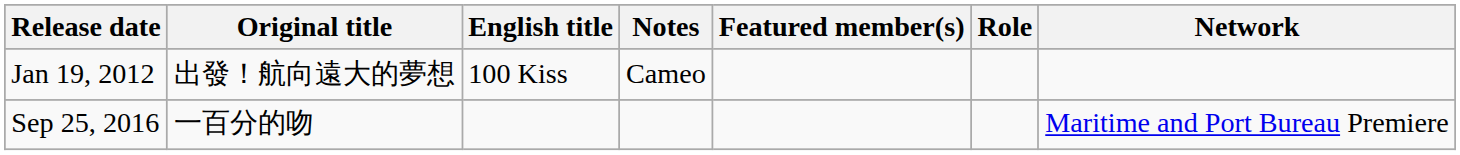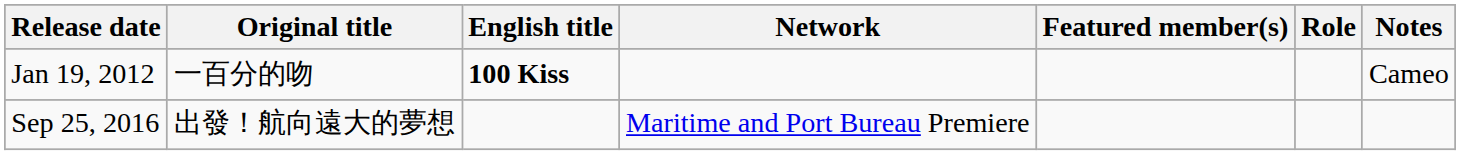columns swapped: (1247, 26) <-> (666, 26)
(315, 73) 出發！航向遠大的夢想 -> (244, 73) 一百分的吻
(518, 74) normal -> (519, 74) bold
(244, 123) 一百分的吻 -> (315, 123) 出發！航向遠大的夢想
